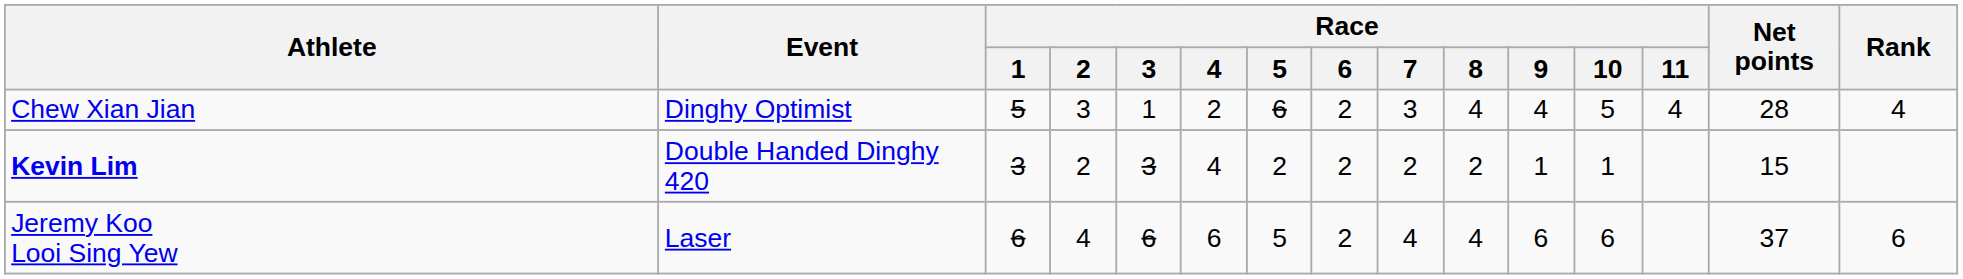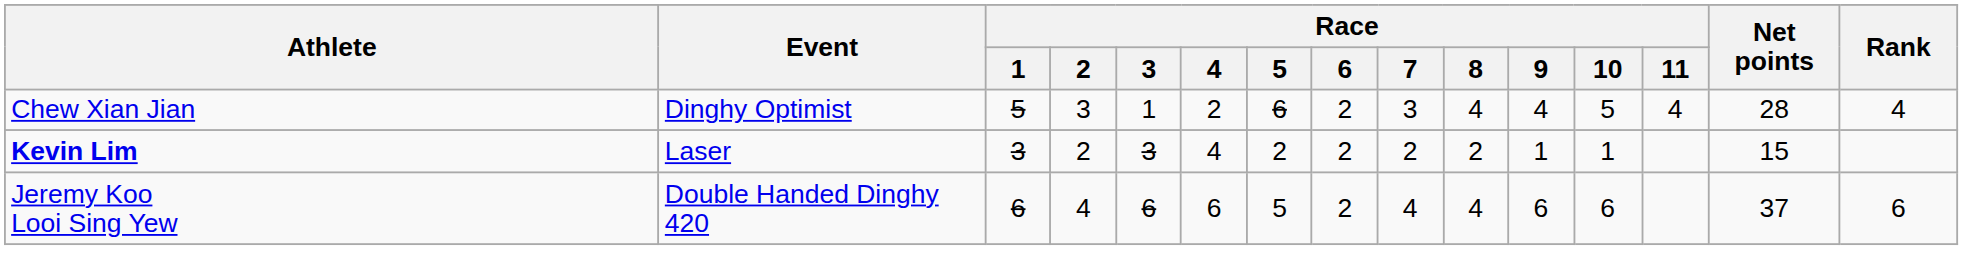(802, 167) Double Handed Dinghy 420 -> (698, 152) Laser
(698, 238) Laser -> (802, 208) Double Handed Dinghy 420
